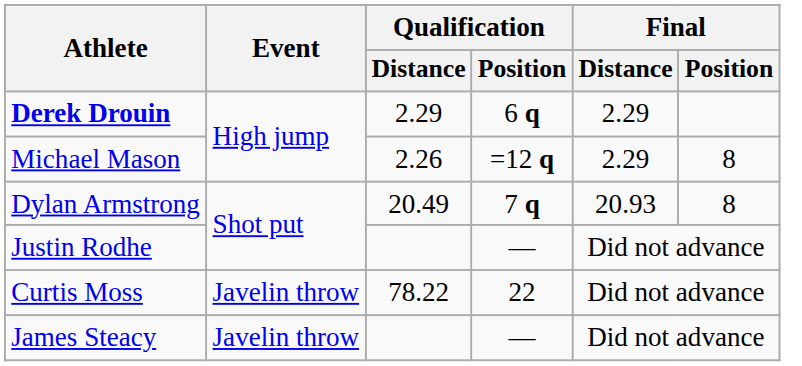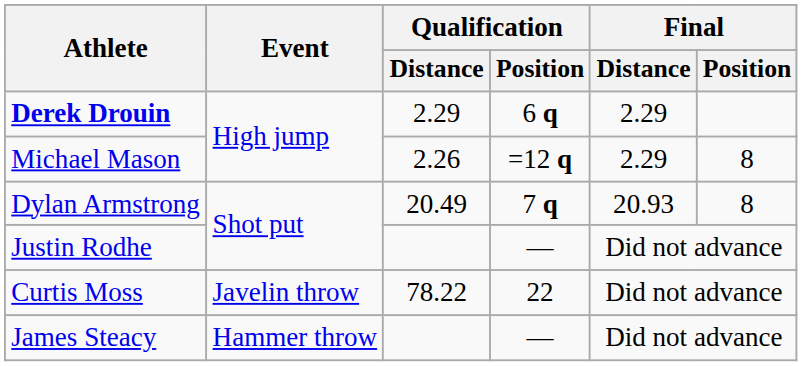(286, 337) Javelin throw -> (295, 337) Hammer throw
